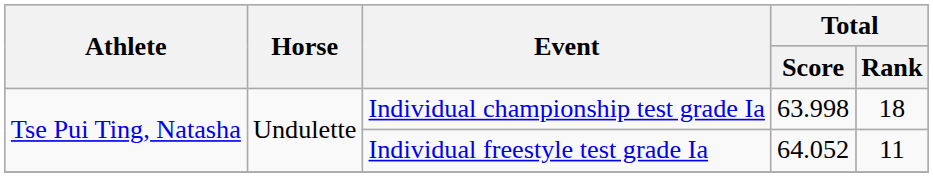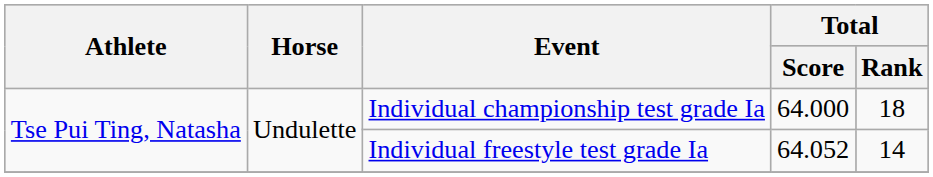(813, 108) 63.998 -> (813, 108) 64.000
(892, 150) 11 -> (892, 150) 14
